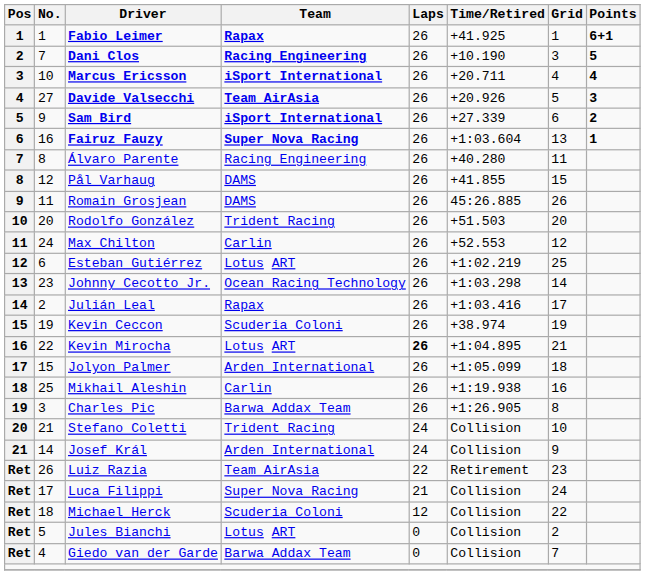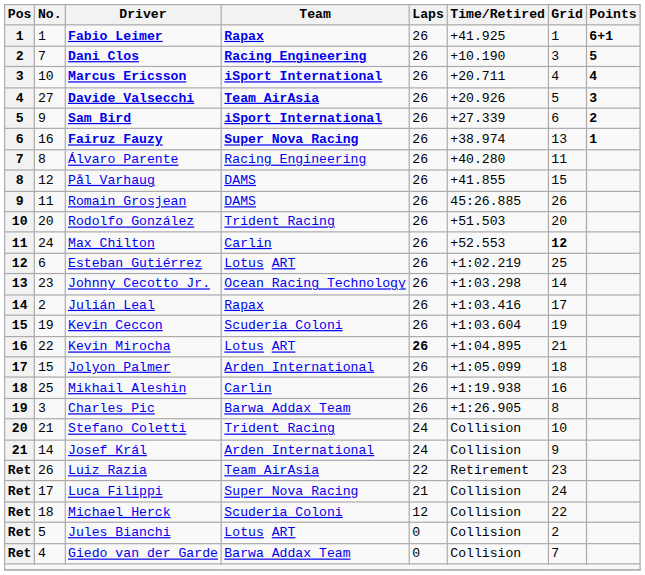(486, 139) +1:03.604 -> (478, 139) +38.974
(559, 243) normal -> (559, 243) bold
(478, 326) +38.974 -> (486, 326) +1:03.604
